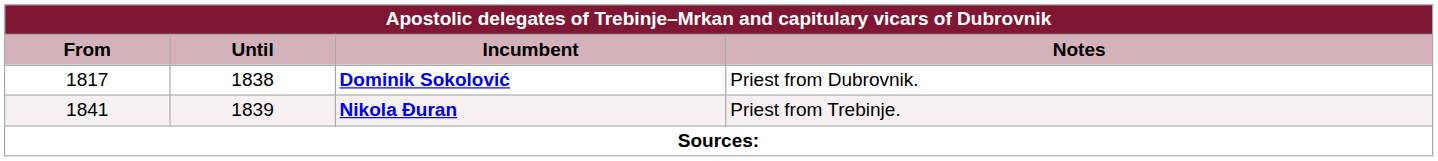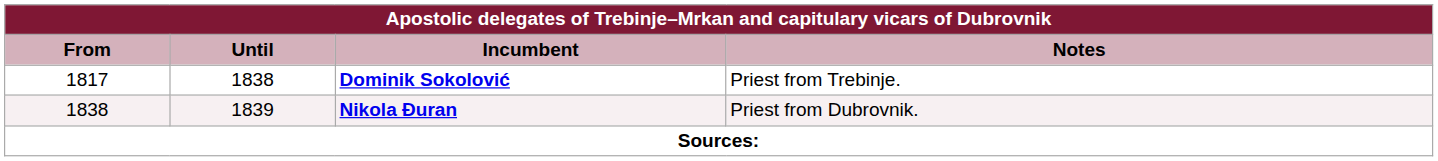(824, 79) Priest from Dubrovnik. -> (816, 79) Priest from Trebinje.
(87, 110) 1841 -> (87, 110) 1838
(816, 110) Priest from Trebinje. -> (824, 110) Priest from Dubrovnik.
